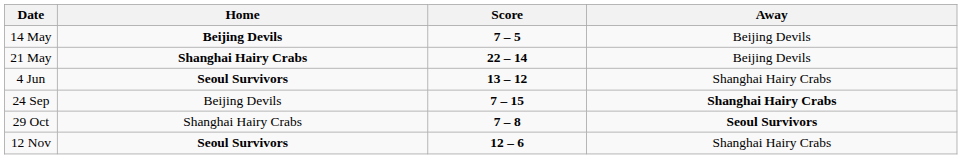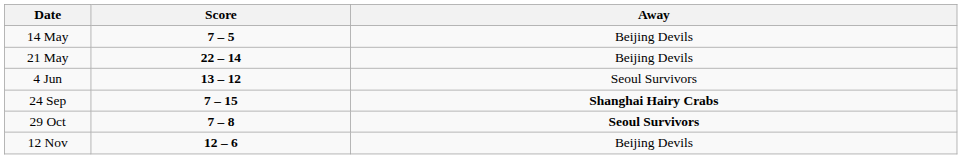- column: (243, 15)
(772, 79) Shanghai Hairy Crabs -> (654, 79) Seoul Survivors
(772, 143) Shanghai Hairy Crabs -> (654, 143) Beijing Devils
